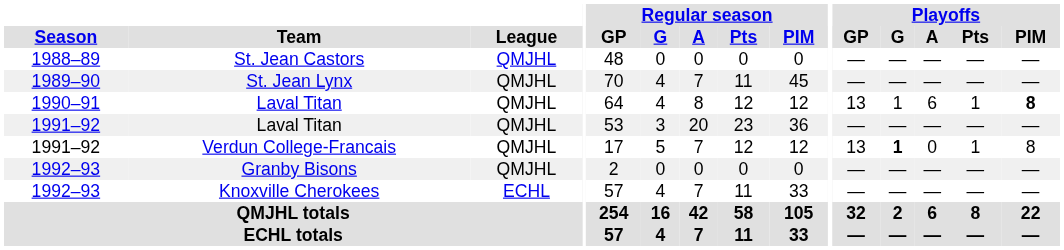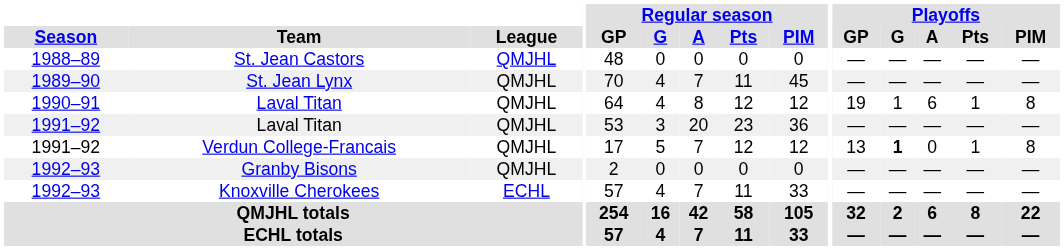(856, 102) 13 -> (856, 102) 19
(1031, 102) bold -> (1031, 102) normal
